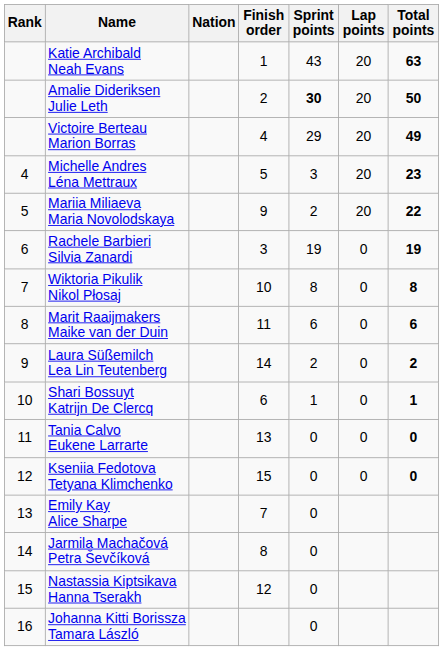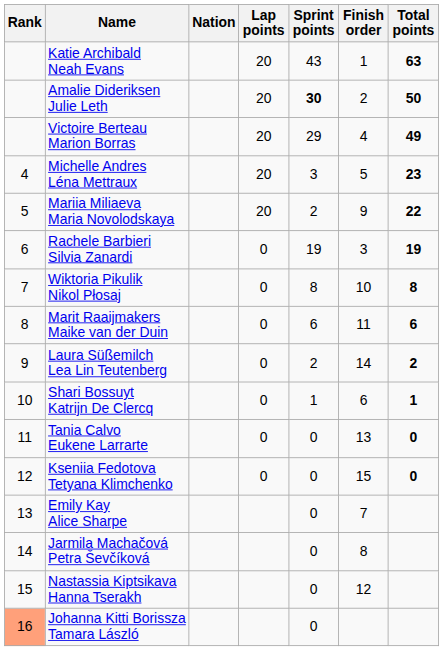columns swapped: (364, 23) <-> (264, 23)
(25, 627) no background -> (25, 627) lightsalmon background
